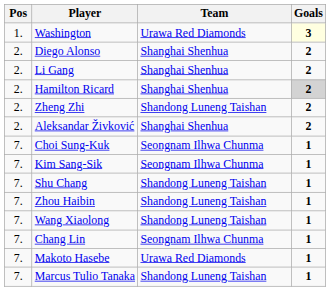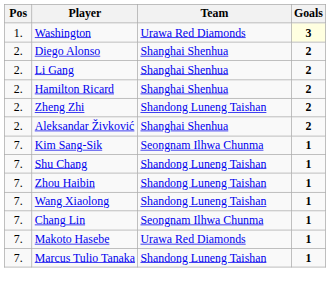(308, 88) lightgrey background -> (308, 88) no background
- row: (72, 145)
